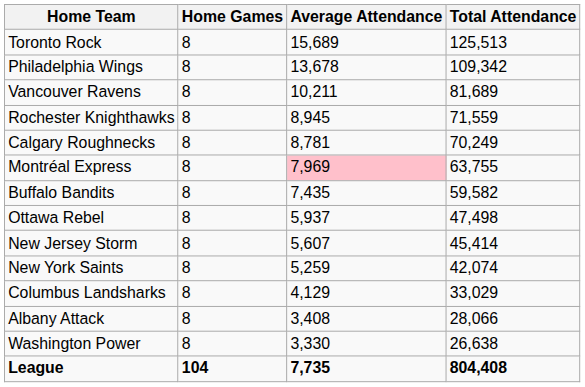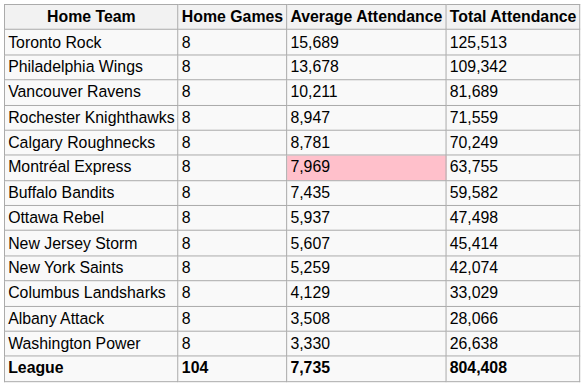(310, 117) 8,945 -> (310, 117) 8,947
(310, 318) 3,408 -> (310, 318) 3,508
